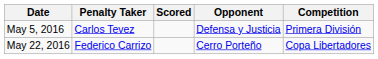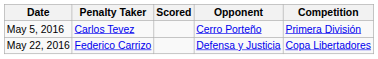(238, 29) Defensa y Justicia -> (229, 29) Cerro Porteño
(229, 45) Cerro Porteño -> (238, 45) Defensa y Justicia
